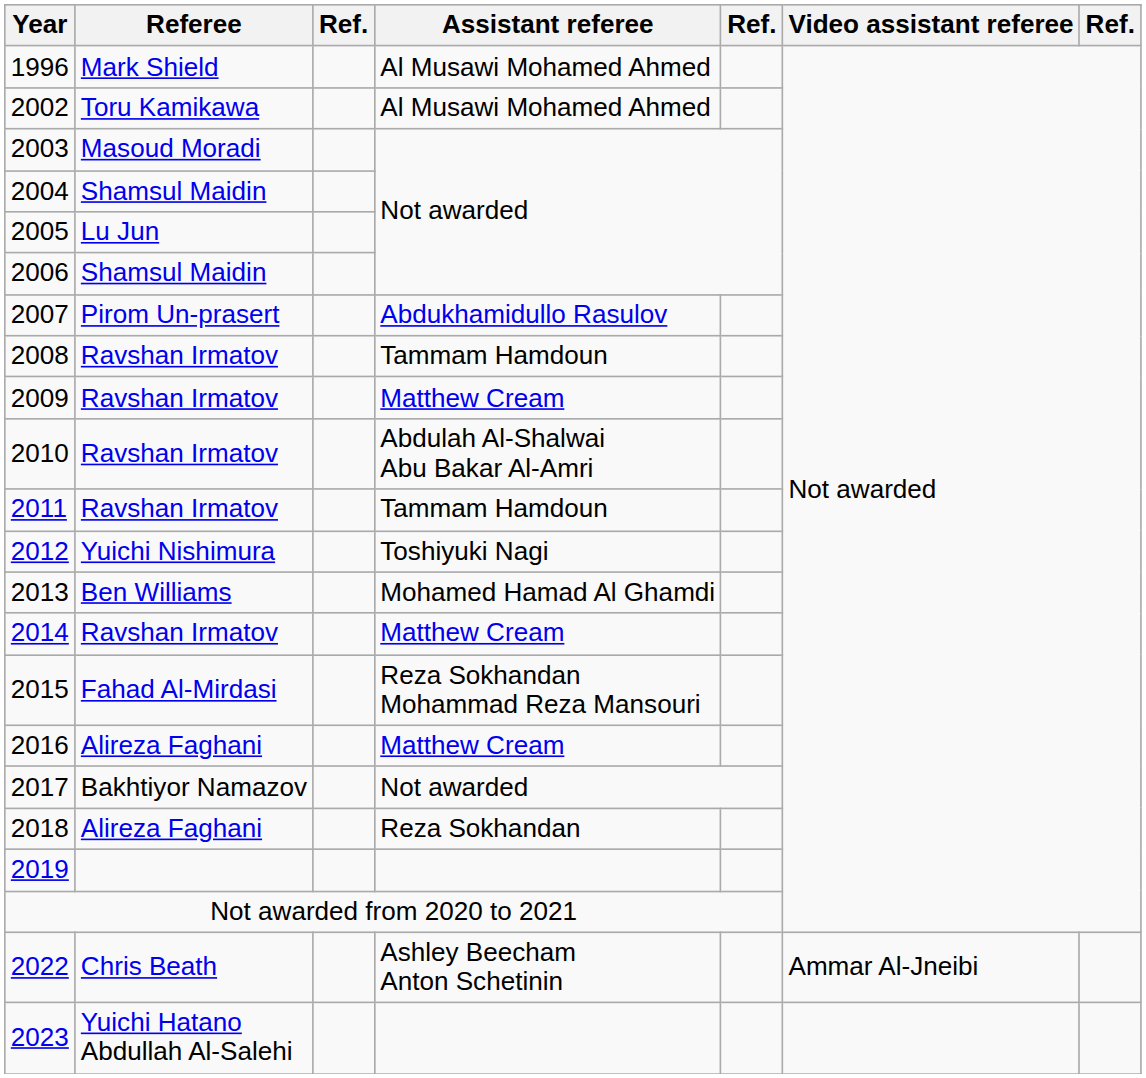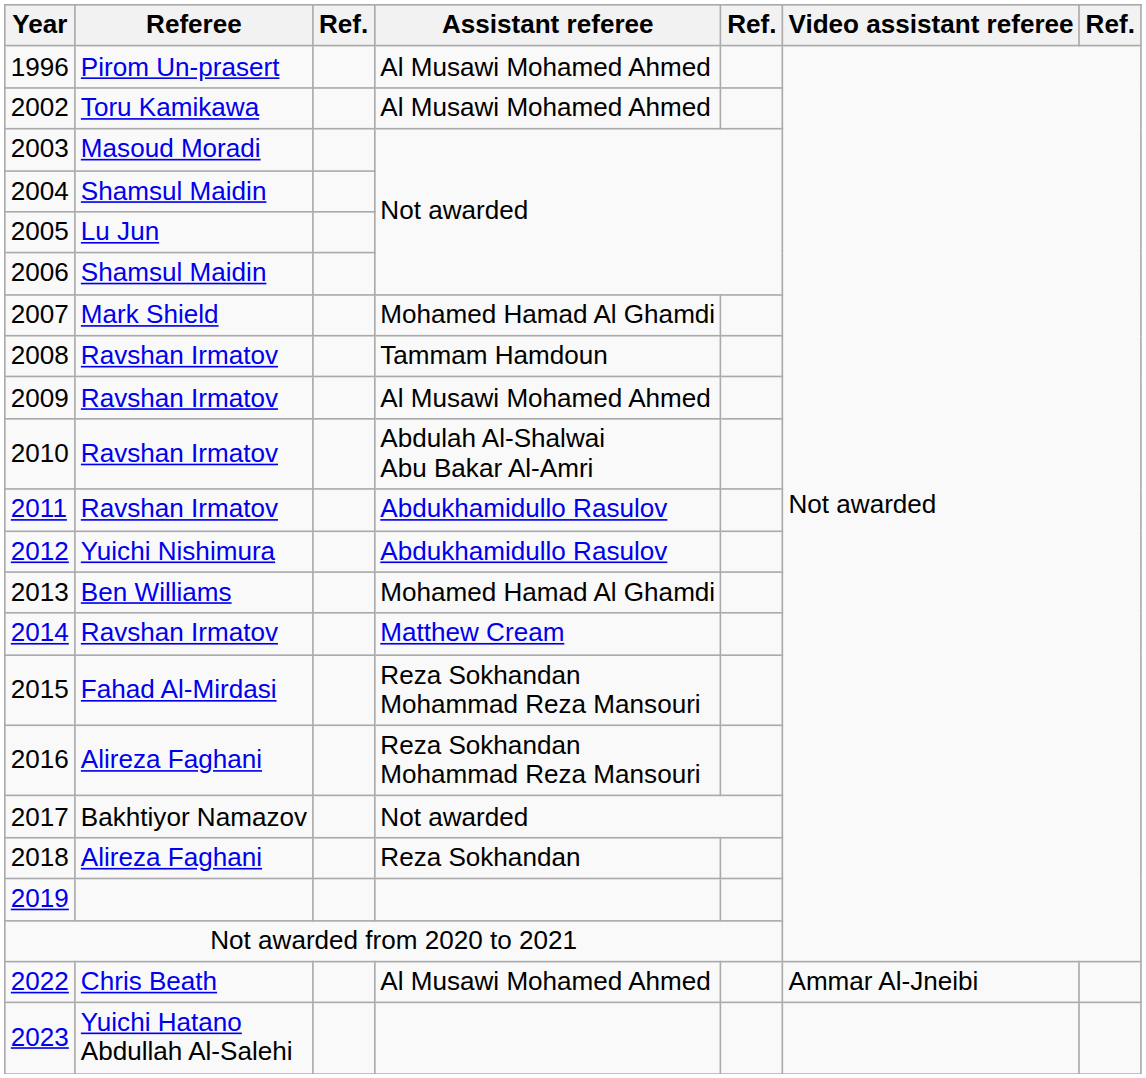(150, 66) Mark Shield -> (180, 66) Pirom Un-prasert
(180, 314) Pirom Un-prasert -> (150, 314) Mark Shield
(524, 314) Abdukhamidullo Rasulov -> (548, 314) Mohamed Hamad Al Ghamdi
(472, 397) Matthew Cream -> (546, 397) Al Musawi Mohamed Ahmed
(494, 509) Tammam Hamdoun -> (524, 509) Abdukhamidullo Rasulov
(464, 550) Toshiyuki Nagi -> (524, 550) Abdukhamidullo Rasulov
(472, 745) Matthew Cream -> (540, 760) Reza Sokhandan Mohammad Reza Mansouri
(478, 967) Ashley Beecham Anton Schetinin -> (546, 981) Al Musawi Mohamed Ahmed
